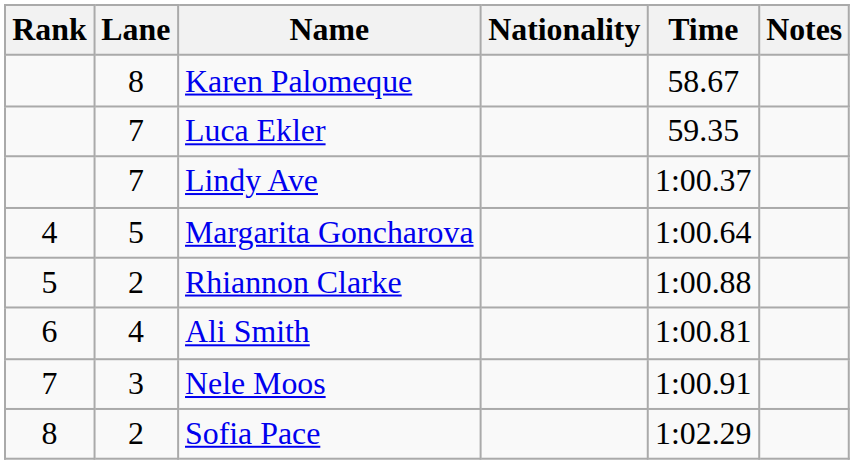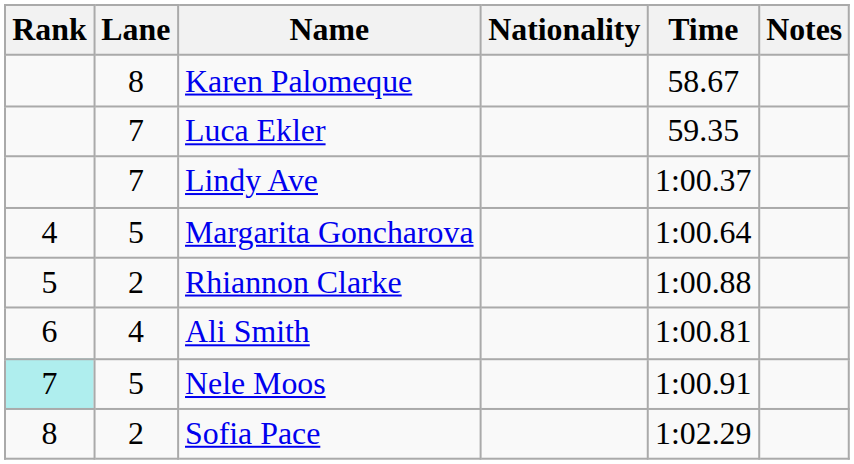(49, 383) no background -> (49, 383) paleturquoise background
(136, 383) 3 -> (136, 383) 5
